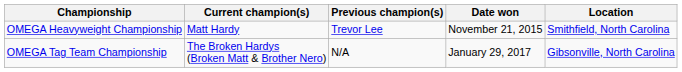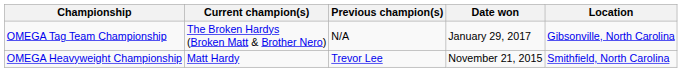rows swapped: (94, 30) <-> (87, 53)
